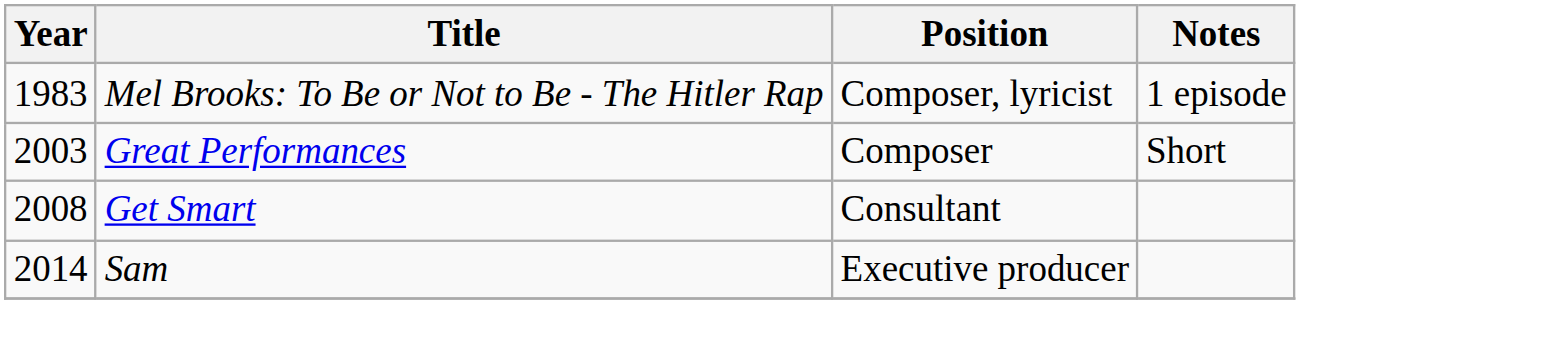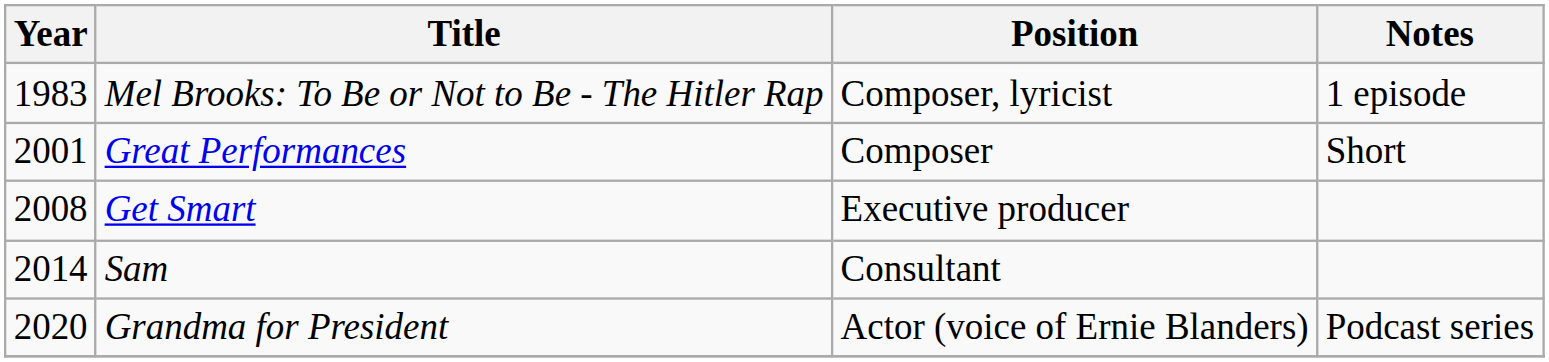(51, 151) 2003 -> (51, 151) 2001
(921, 209) Consultant -> (985, 209) Executive producer
(985, 268) Executive producer -> (921, 268) Consultant
+ row: (276, 326)
